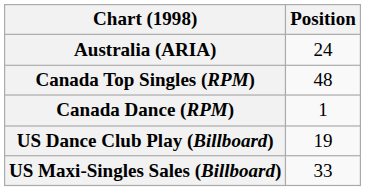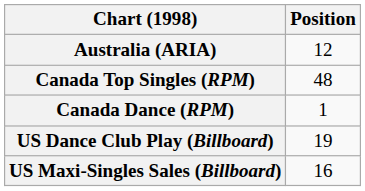(323, 49) 24 -> (323, 49) 12
(323, 170) 33 -> (323, 170) 16
